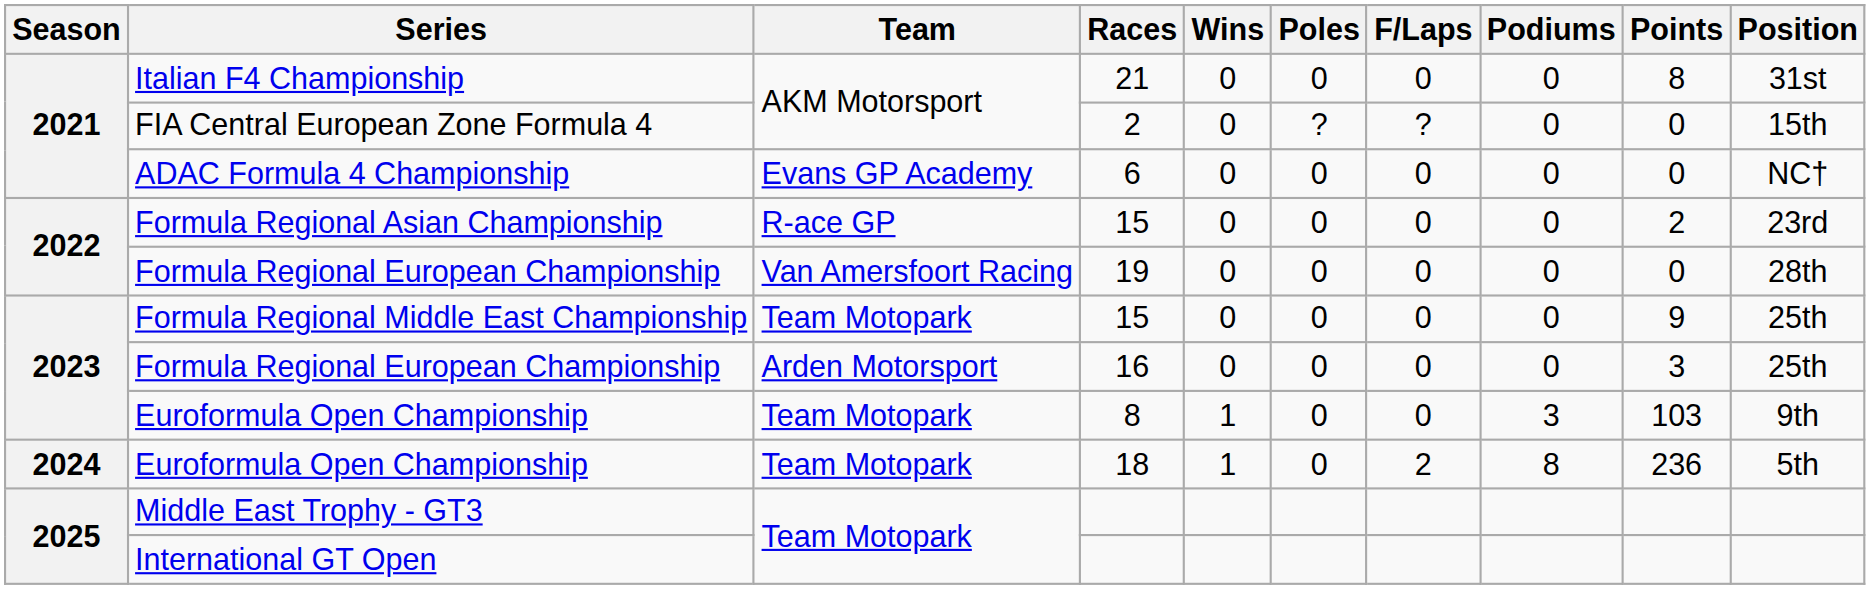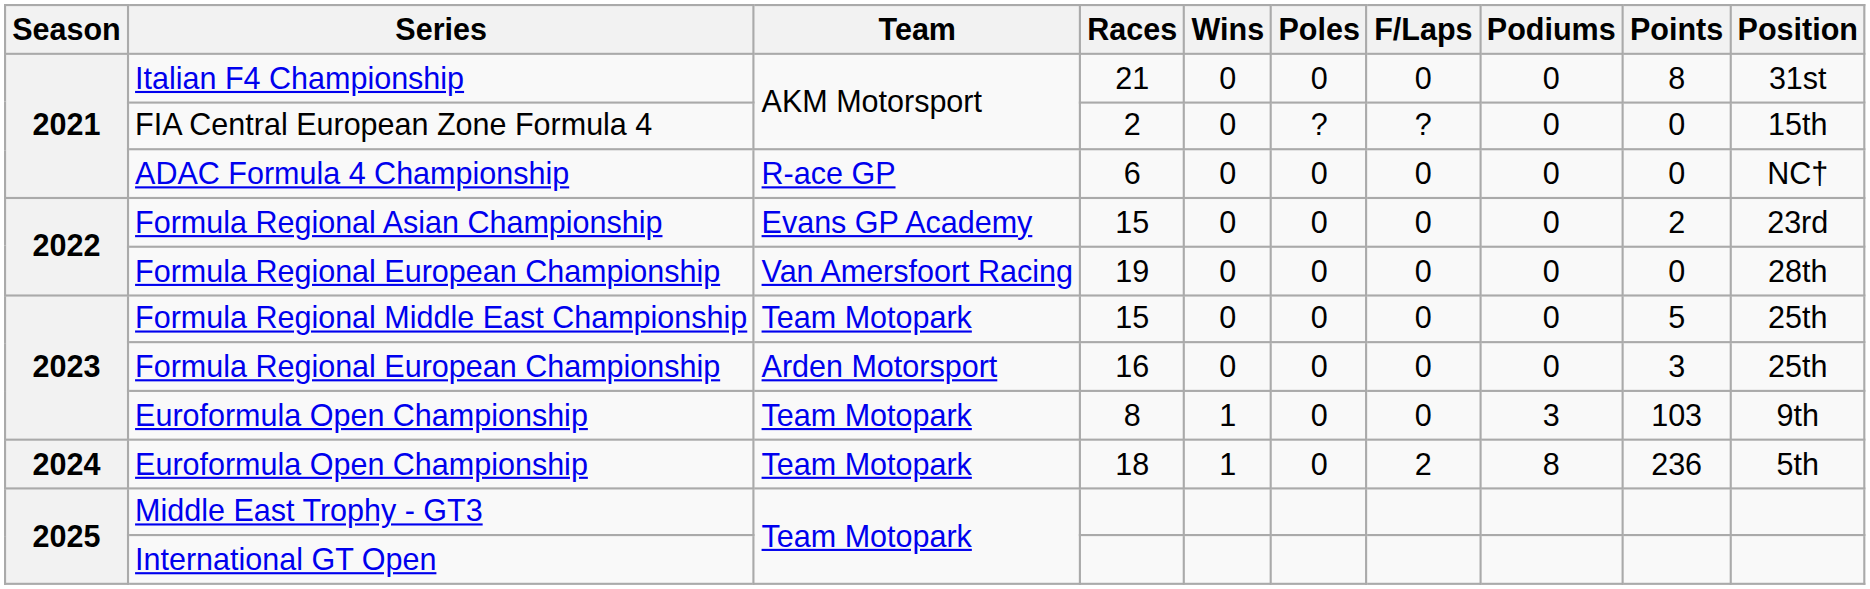(897, 174) Evans GP Academy -> (829, 174) R-ace GP
(829, 222) R-ace GP -> (897, 222) Evans GP Academy
(1677, 319) 9 -> (1677, 319) 5
